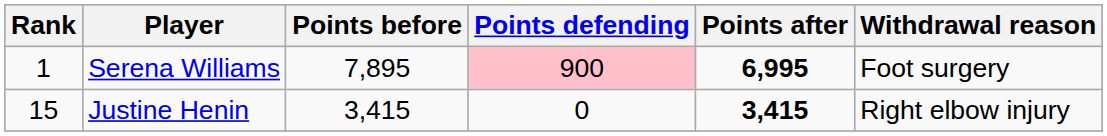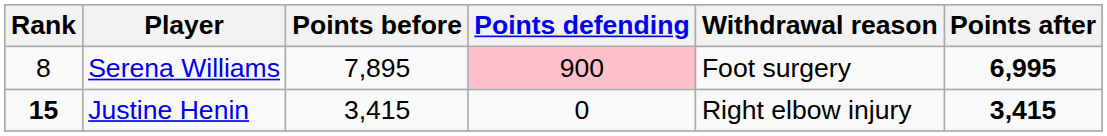columns swapped: (775, 25) <-> (978, 25)
(43, 67) 1 -> (43, 67) 8
(43, 109) normal -> (43, 109) bold
